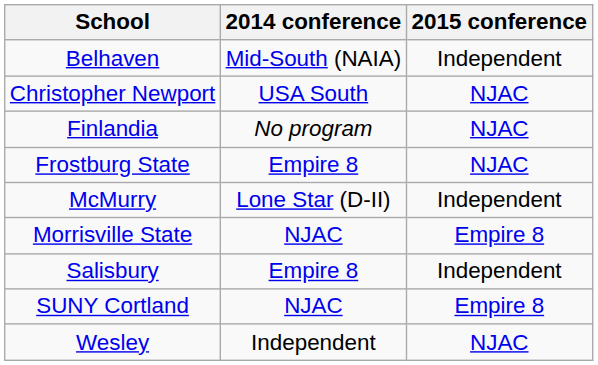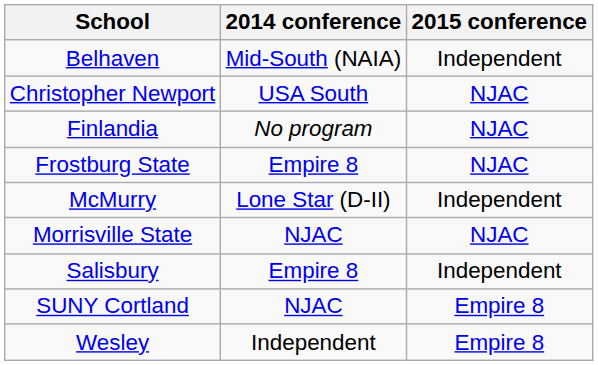(499, 235) Empire 8 -> (499, 235) NJAC
(499, 341) NJAC -> (499, 341) Empire 8
